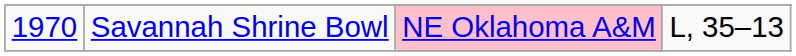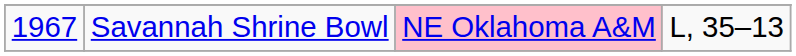(44, 27) 1970 -> (44, 27) 1967
